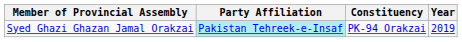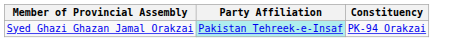- column: (443, 13)
